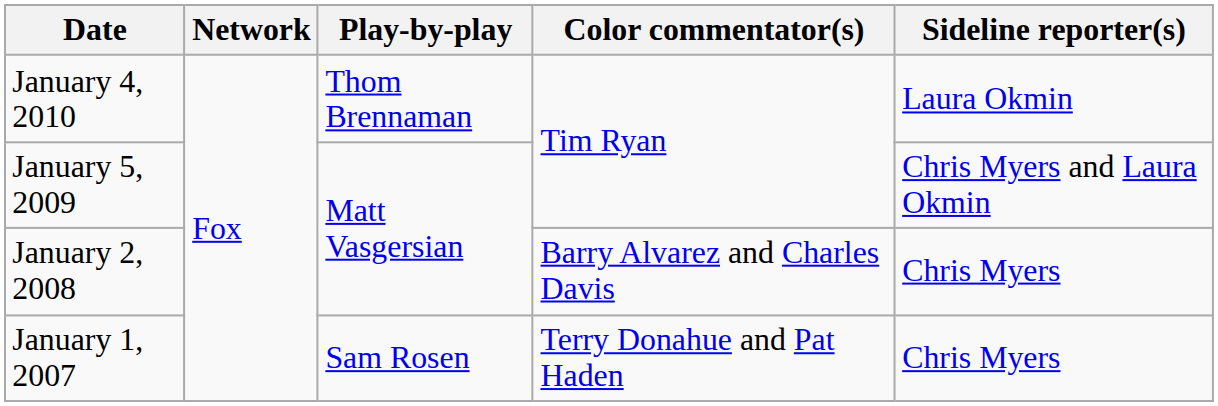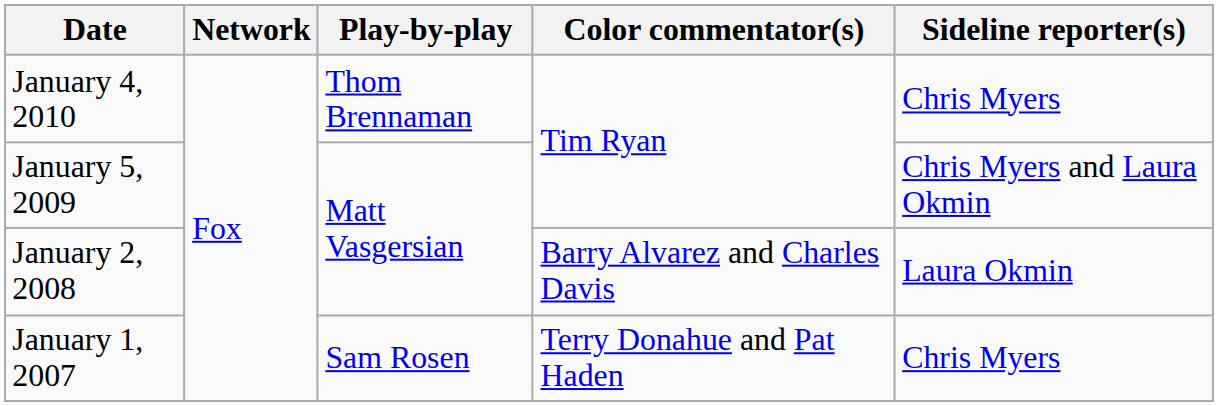(987, 98) Laura Okmin -> (981, 98) Chris Myers
(981, 270) Chris Myers -> (987, 270) Laura Okmin
